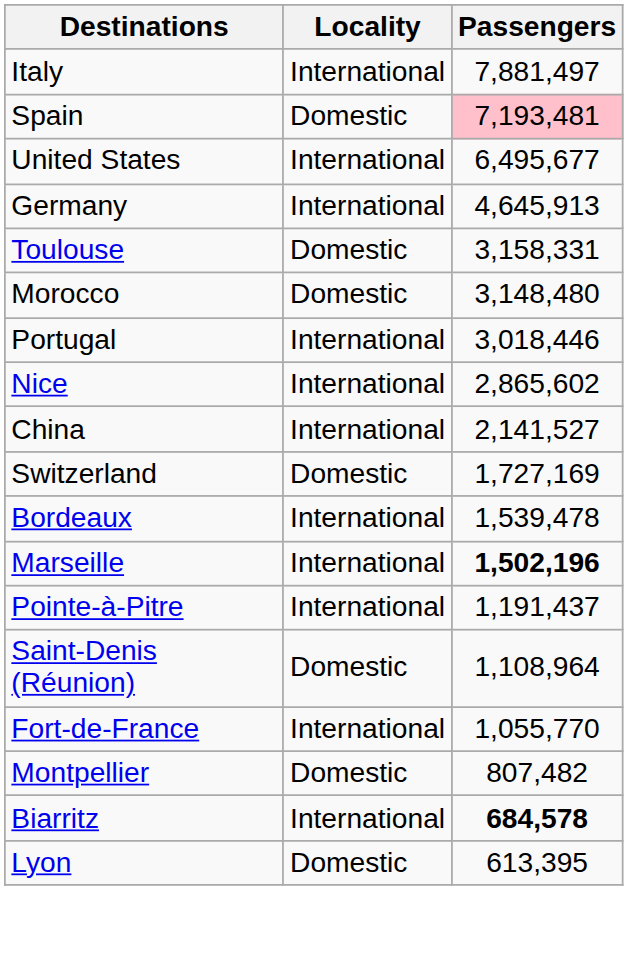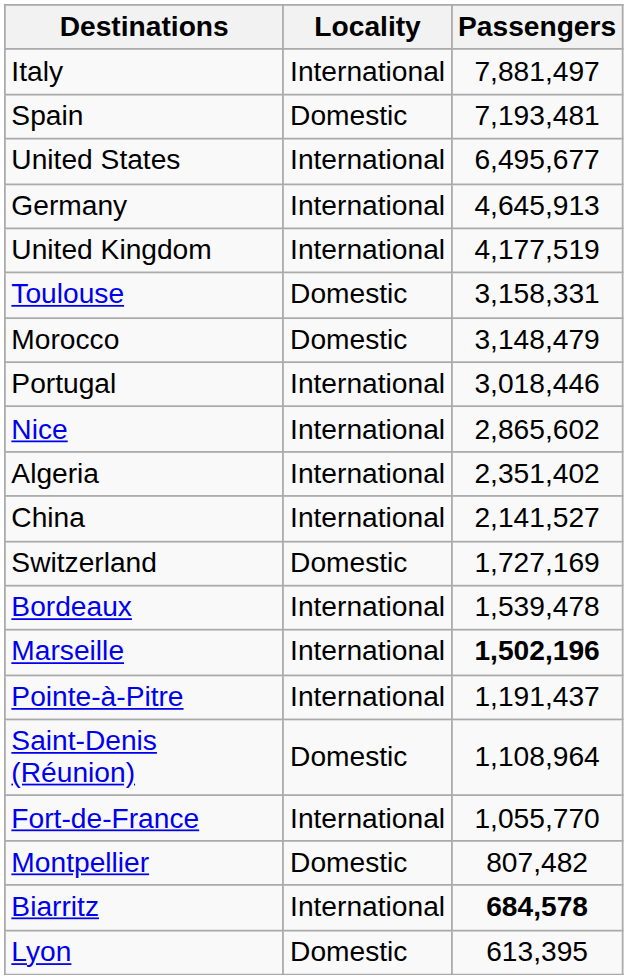(537, 116) pink background -> (537, 116) no background
+ row: (112, 250)
(537, 294) 3,148,480 -> (537, 339) 3,148,479
+ row: (55, 473)
